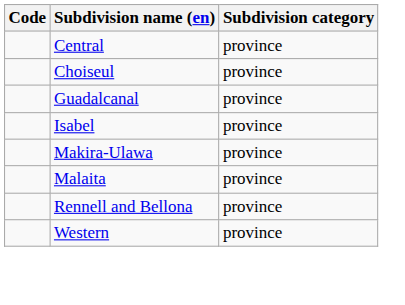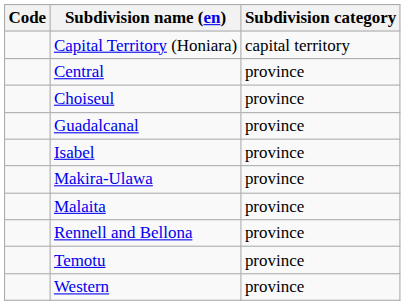+ row: (146, 44)
+ row: (80, 260)
